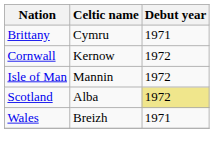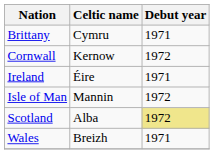+ row: (26, 76)
